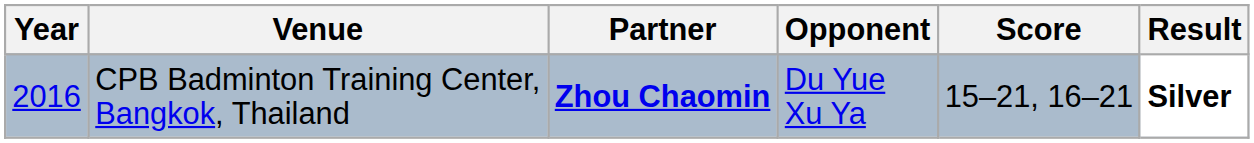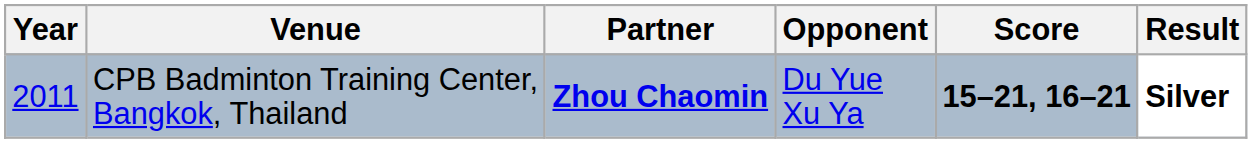(47, 96) 2016 -> (45, 96) 2011
(1039, 96) normal -> (1037, 96) bold
